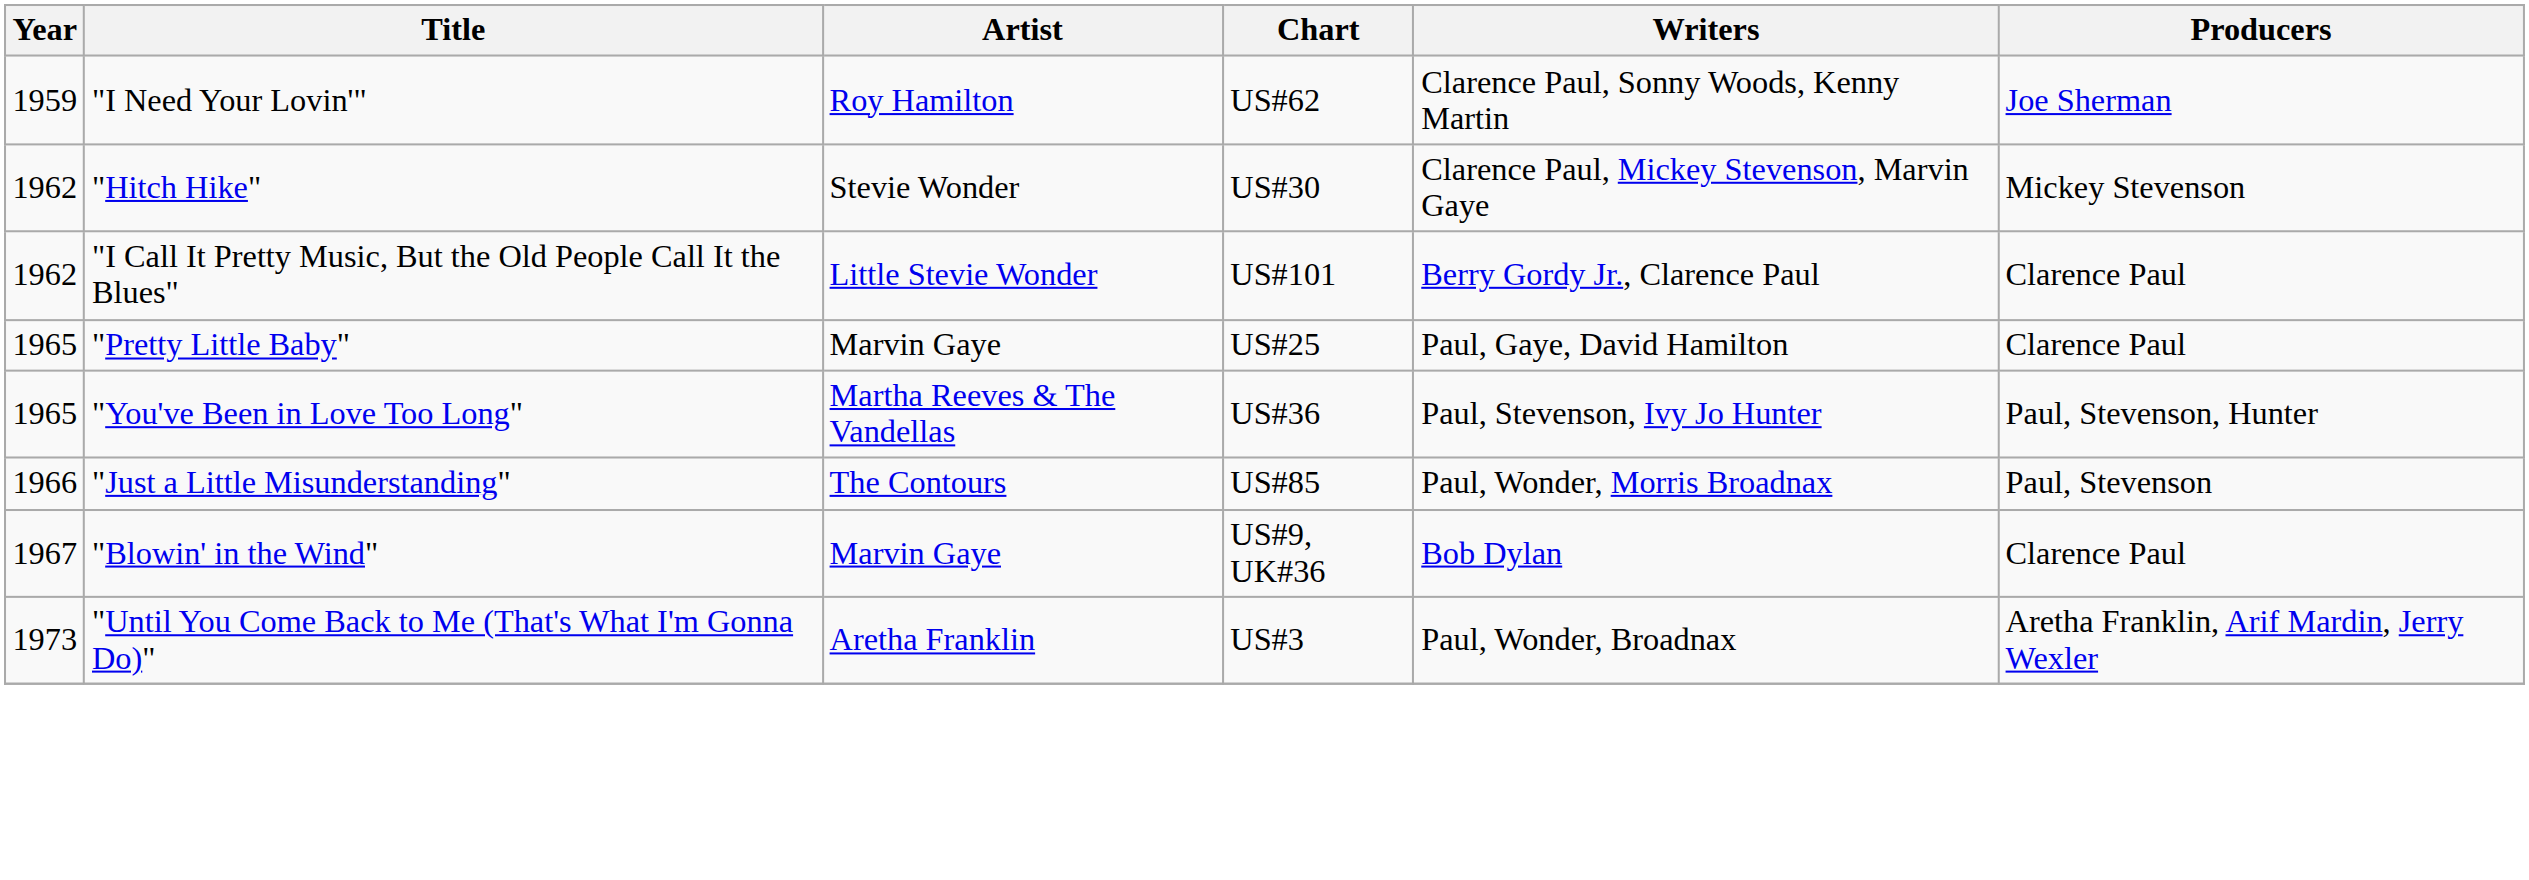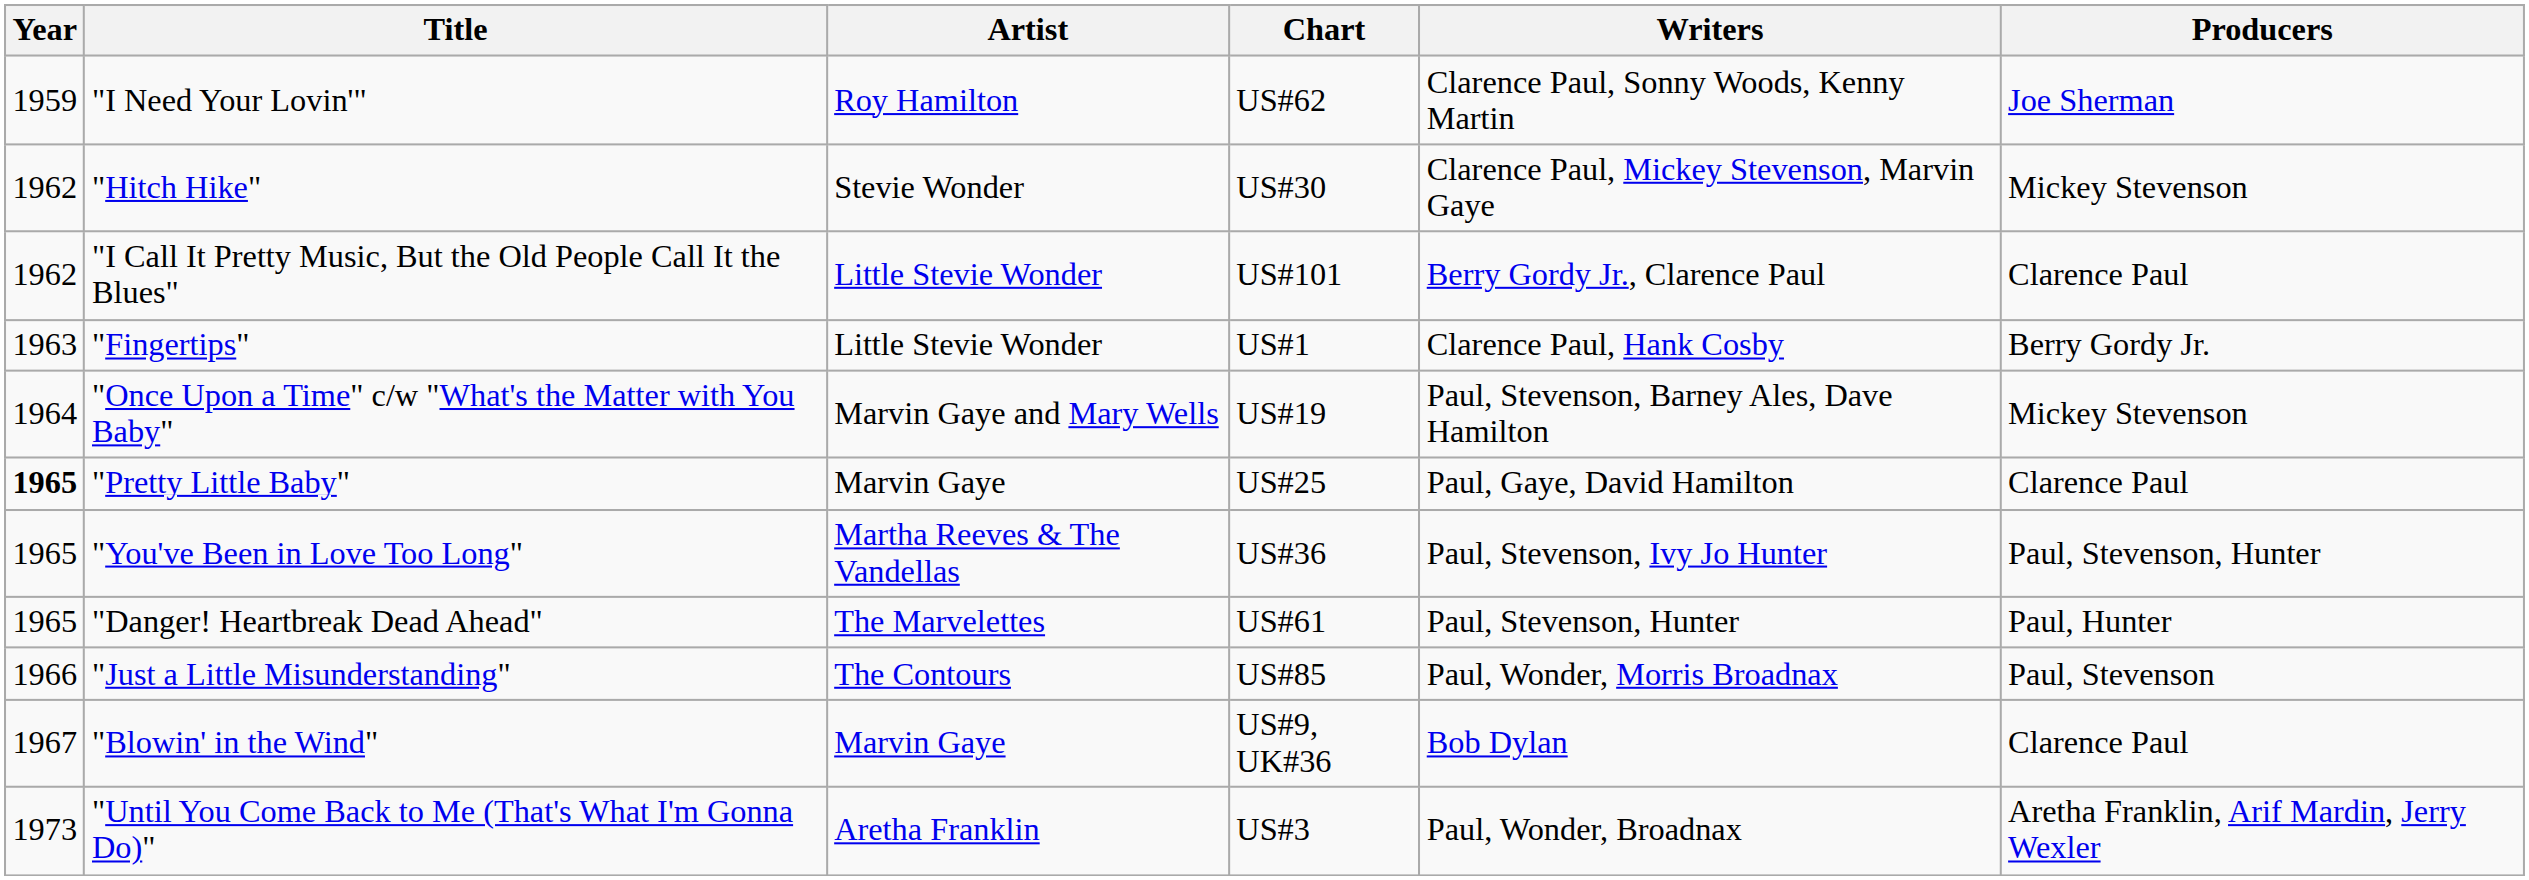+ row: (171, 344)
+ row: (443, 413)
(45, 344) normal -> (45, 483) bold
+ row: (317, 621)
